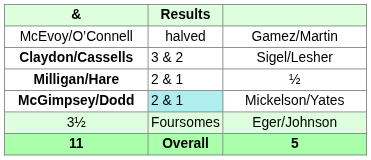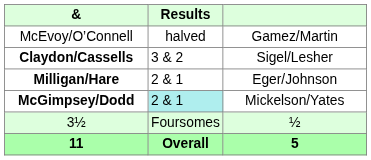(295, 79) ½ -> (295, 79) Eger/Johnson
(295, 122) Eger/Johnson -> (295, 122) ½
